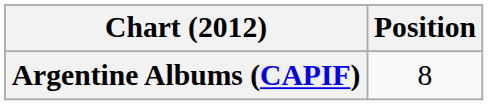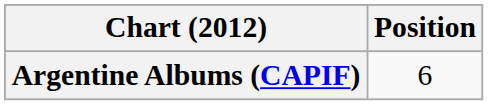(425, 74) 8 -> (425, 74) 6
